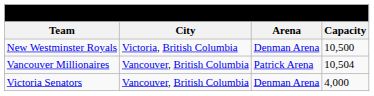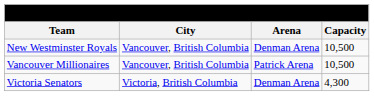(180, 47) Victoria, British Columbia -> (185, 47) Vancouver, British Columbia
(339, 64) 10,504 -> (339, 64) 10,500
(185, 82) Vancouver, British Columbia -> (180, 82) Victoria, British Columbia
(337, 82) 4,000 -> (337, 82) 4,300
